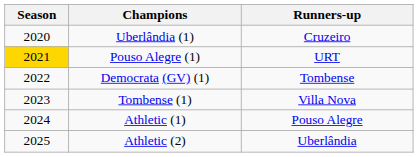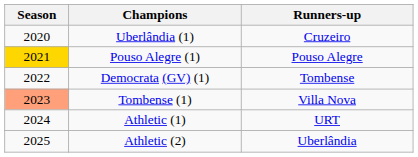(327, 57) URT -> (327, 57) Pouso Alegre
(37, 99) no background -> (37, 99) lightsalmon background
(327, 120) Pouso Alegre -> (327, 120) URT
